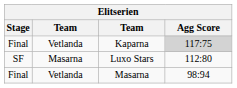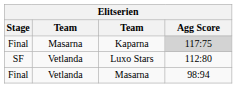(65, 43) Vetlanda -> (65, 43) Masarna
(65, 59) Masarna -> (65, 59) Vetlanda
